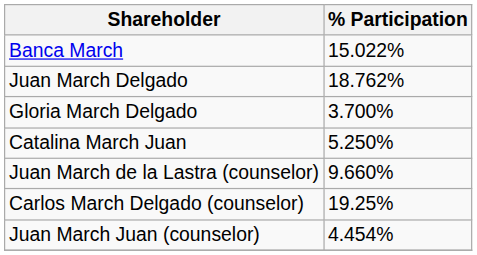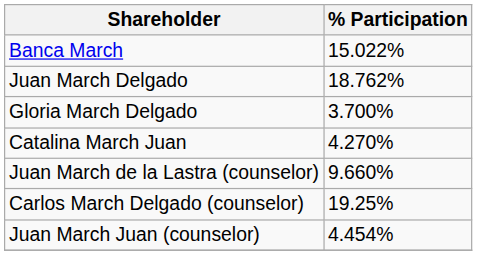(361, 142) 5.250% -> (361, 142) 4.270%
